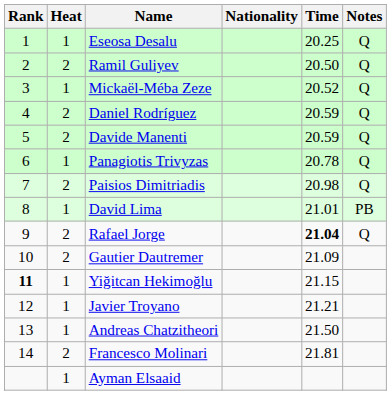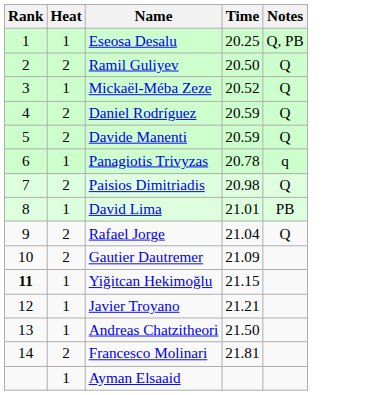- column: (262, 16)
(364, 40) Q -> (285, 40) Q, PB
(364, 161) Q -> (285, 161) q
(322, 233) bold -> (242, 233) normal
